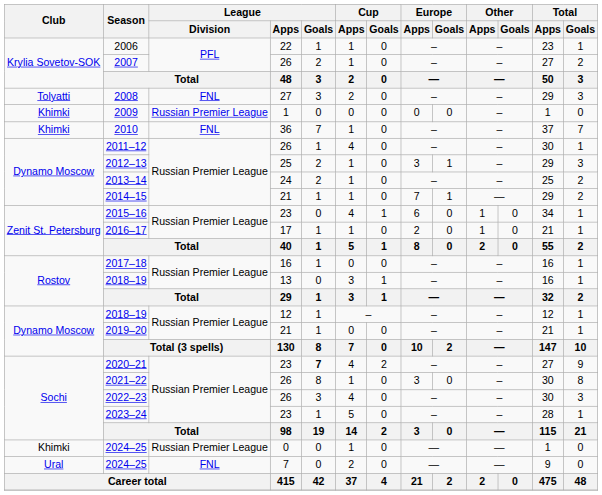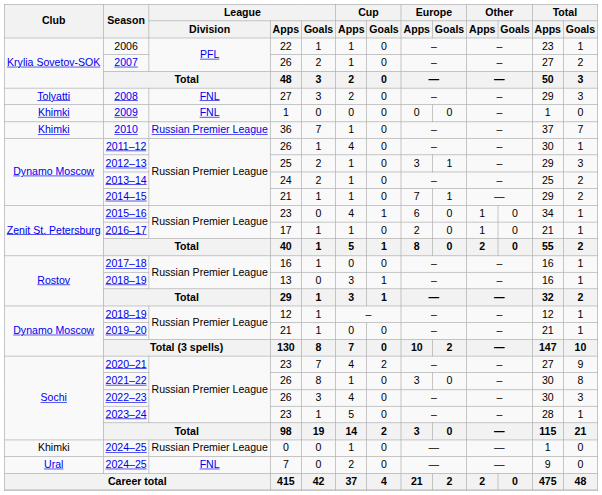(210, 113) Russian Premier League -> (210, 113) FNL
(210, 130) FNL -> (210, 130) Russian Premier League
(319, 364) bold -> (319, 364) normal
